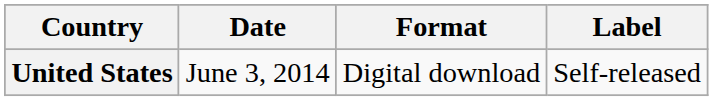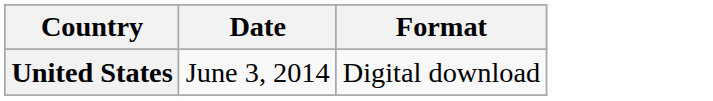- column: (627, 26)
